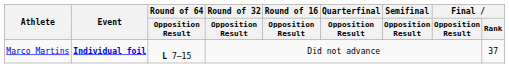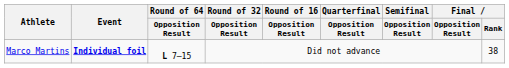(493, 51) 37 -> (493, 51) 38
